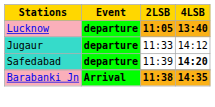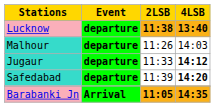(158, 29) 11:05 -> (158, 29) 11:38
+ row: (28, 45)
(193, 45) normal -> (193, 61) bold
(158, 78) 11:38 -> (158, 94) 11:05
